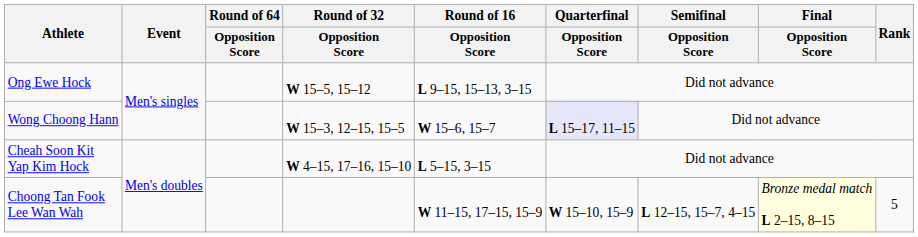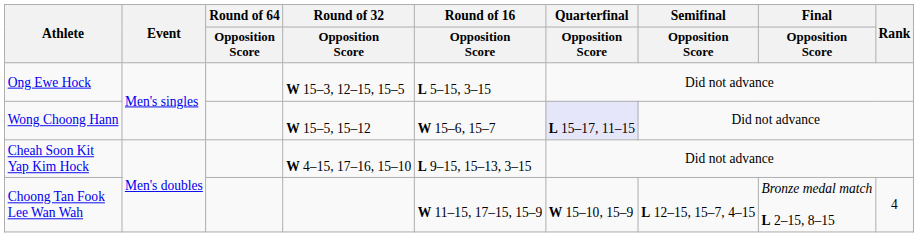(328, 90) W 15–5, 15–12 -> (345, 90) W 15–3, 12–15, 15–5
(475, 90) L 9–15, 15–13, 3–15 -> (454, 90) L 5–15, 3–15
(345, 128) W 15–3, 12–15, 15–5 -> (328, 128) W 15–5, 15–12
(454, 167) L 5–15, 3–15 -> (475, 167) L 9–15, 15–13, 3–15
(817, 205) lightyellow background -> (817, 205) no background
(894, 205) 5 -> (894, 205) 4
